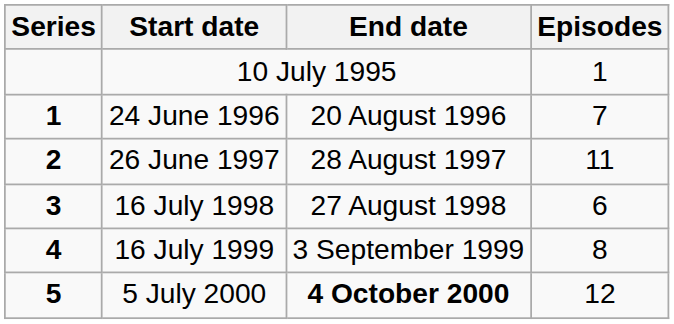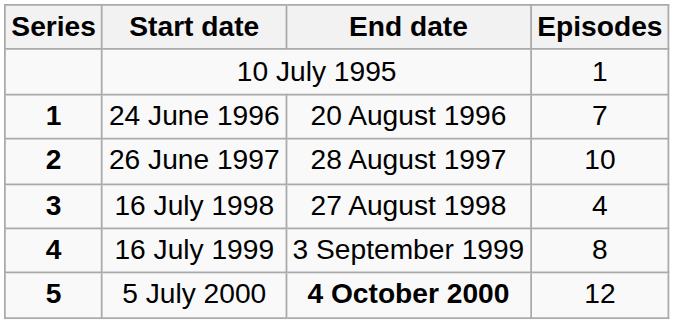(600, 160) 11 -> (600, 160) 10
(600, 205) 6 -> (600, 205) 4
